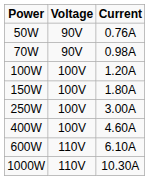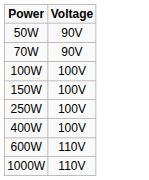- column: (120, 14)
